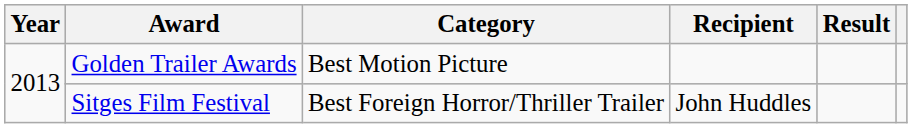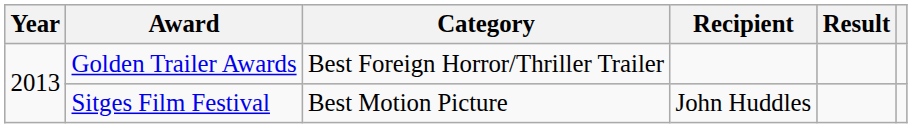(408, 63) Best Motion Picture -> (486, 63) Best Foreign Horror/Thriller Trailer
(486, 102) Best Foreign Horror/Thriller Trailer -> (408, 102) Best Motion Picture
